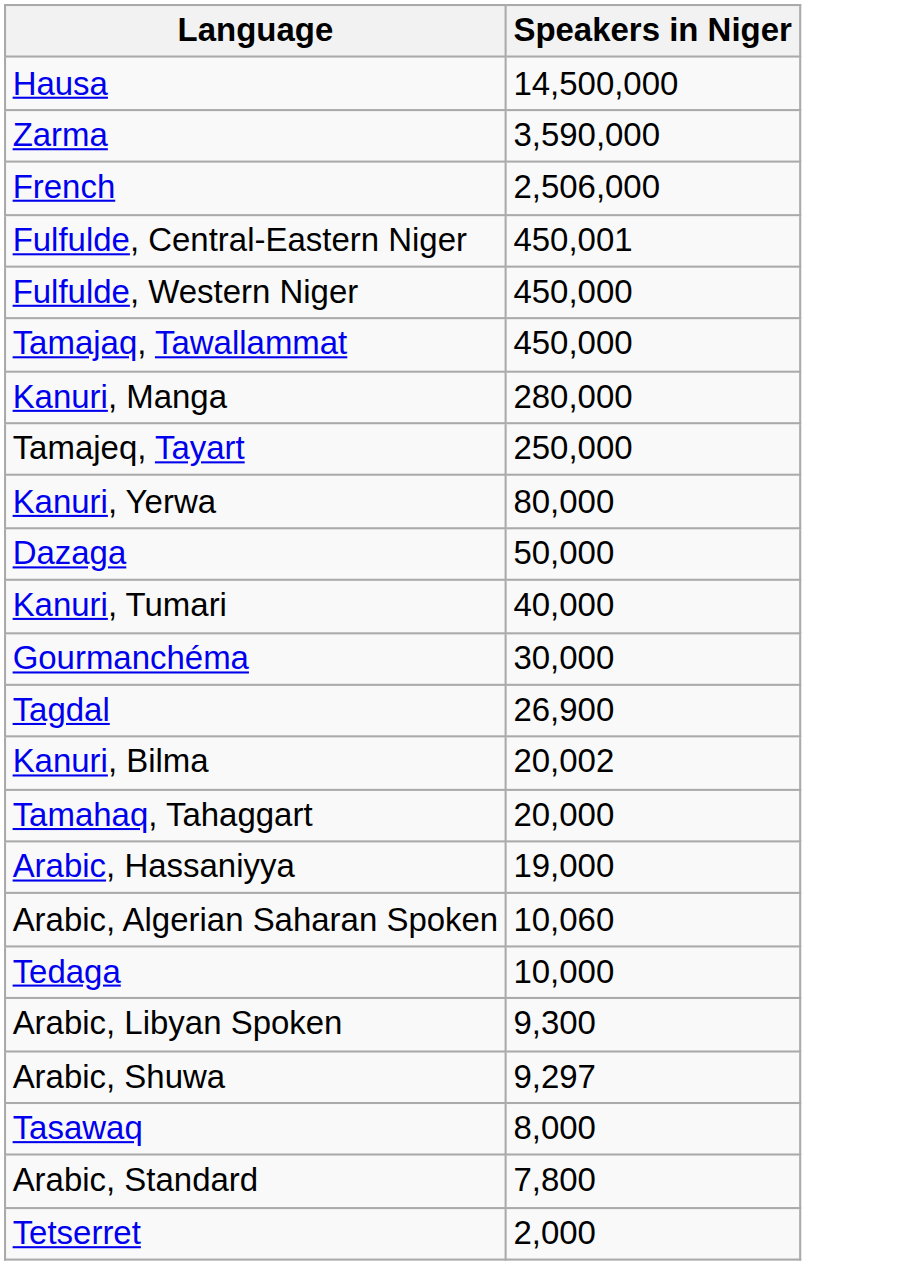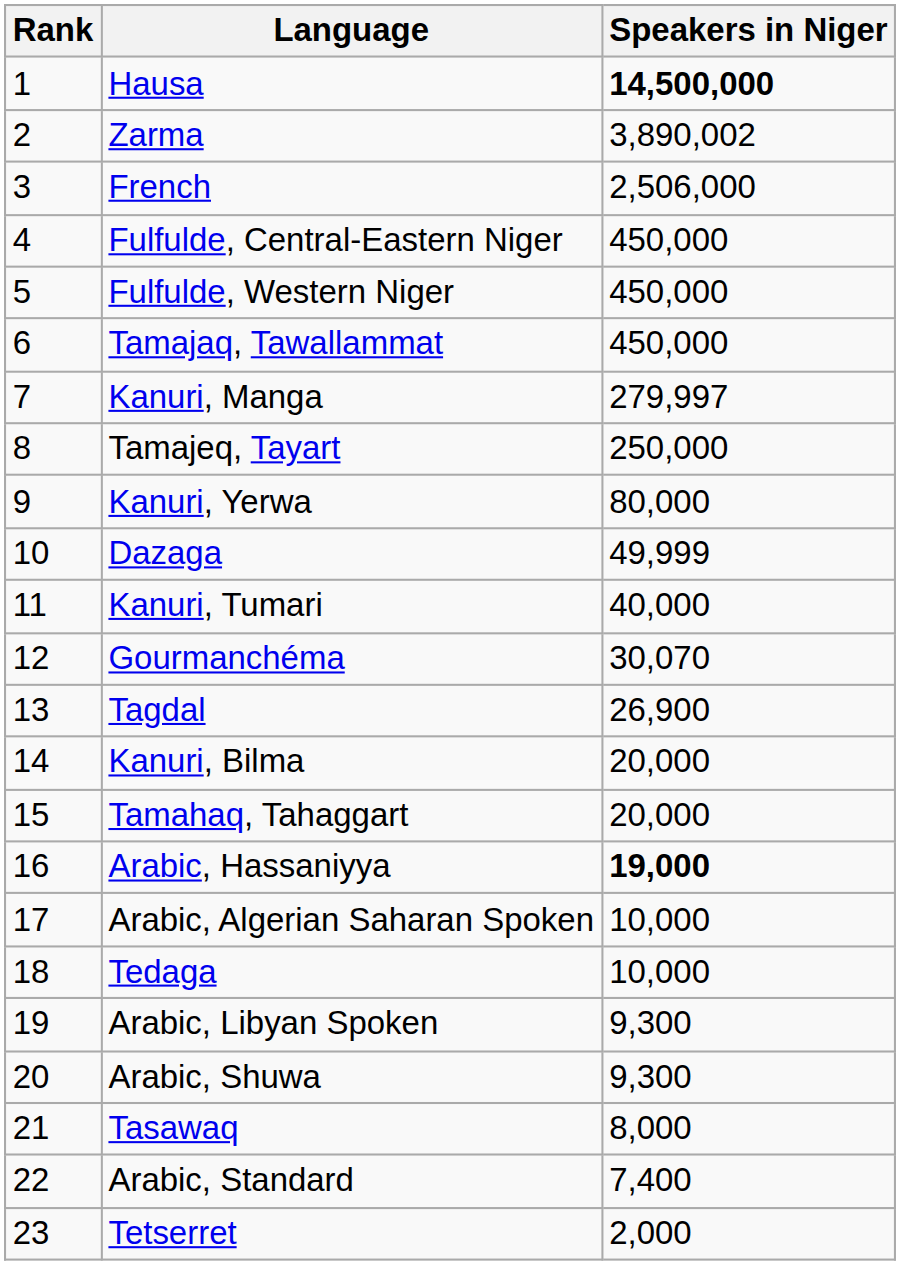+ column: (53, 30)
(596, 82) normal -> (692, 82) bold
(587, 135) 3,590,000 -> (683, 135) 3,890,002
(573, 239) 450,001 -> (669, 239) 450,000
(573, 396) 280,000 -> (669, 396) 279,997
(564, 553) 50,000 -> (660, 553) 49,999
(564, 657) 30,000 -> (660, 657) 30,070
(564, 762) 20,002 -> (660, 762) 20,000
(564, 866) normal -> (660, 866) bold
(564, 919) 10,060 -> (660, 919) 10,000
(555, 1076) 9,297 -> (650, 1076) 9,300
(555, 1180) 7,800 -> (650, 1180) 7,400
